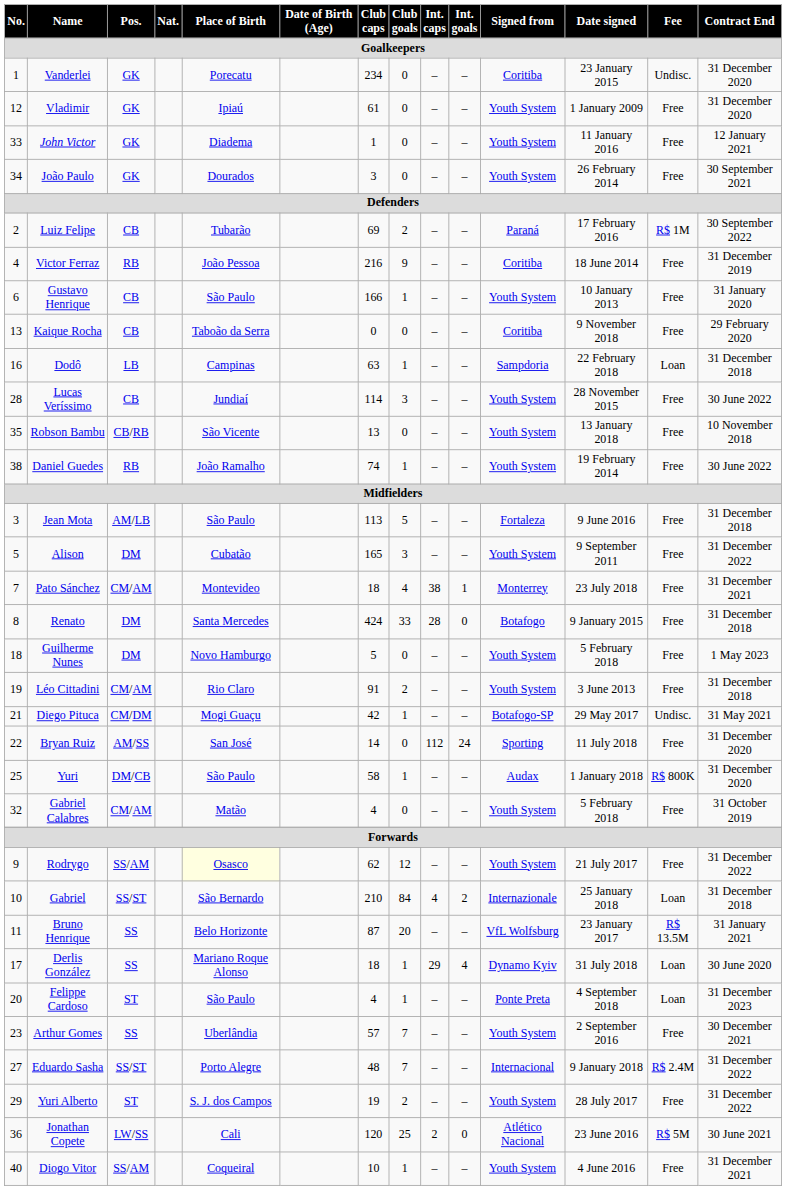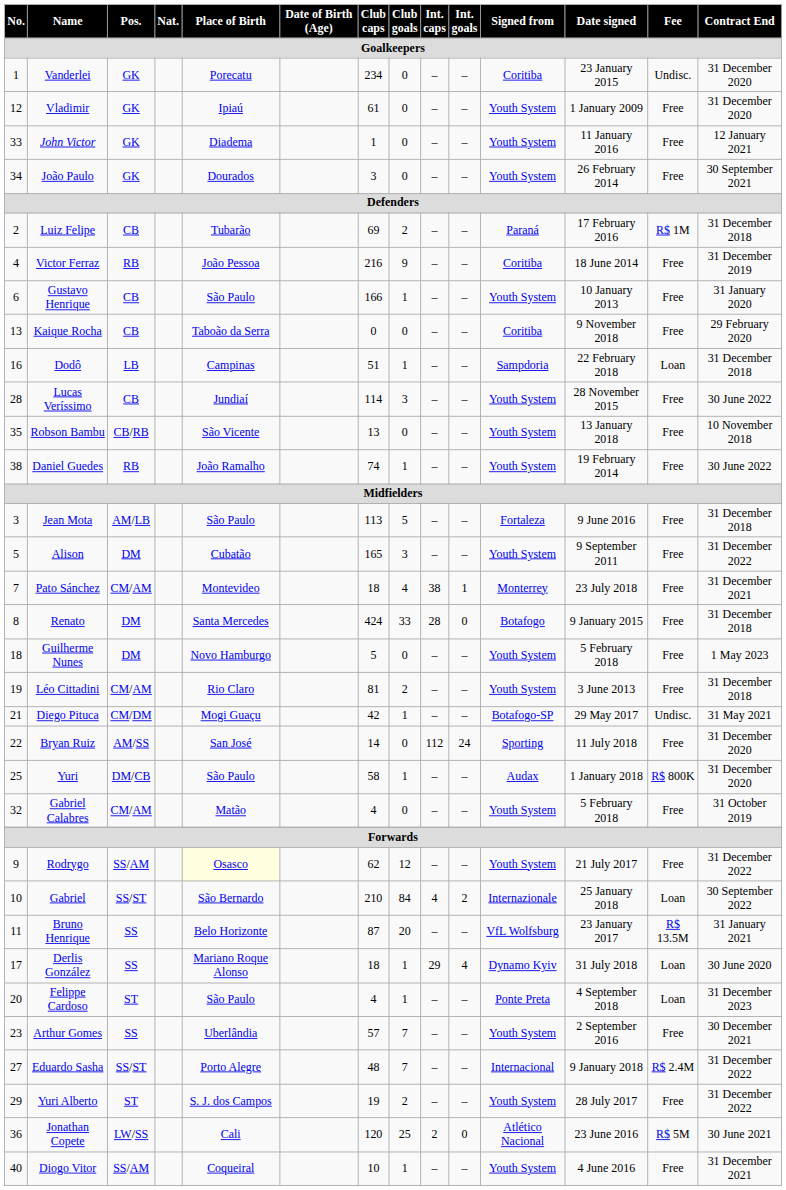(740, 229) 30 September 2022 -> (740, 229) 31 December 2018
(373, 364) 63 -> (373, 364) 51
(373, 689) 91 -> (373, 689) 81
(740, 897) 31 December 2018 -> (740, 897) 30 September 2022
